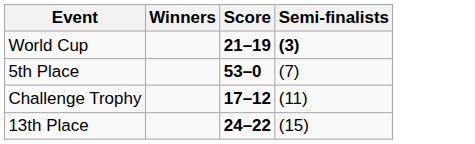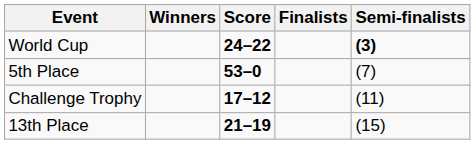+ column: (313, 17)
(247, 44) 21–19 -> (247, 44) 24–22
(247, 125) 24–22 -> (247, 125) 21–19
